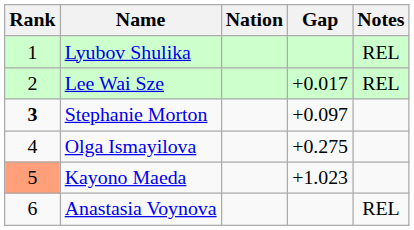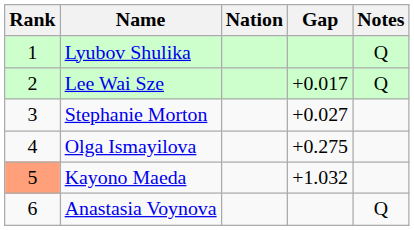(381, 51) REL -> (381, 51) Q
(381, 83) REL -> (381, 83) Q
(32, 114) bold -> (32, 114) normal
(320, 114) +0.097 -> (320, 114) +0.027
(320, 177) +1.023 -> (320, 177) +1.032
(381, 209) REL -> (381, 209) Q
